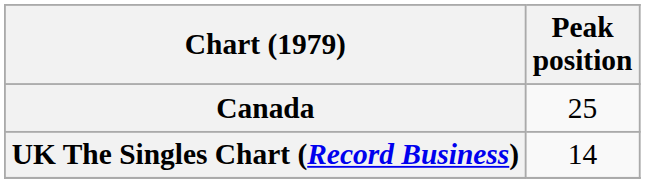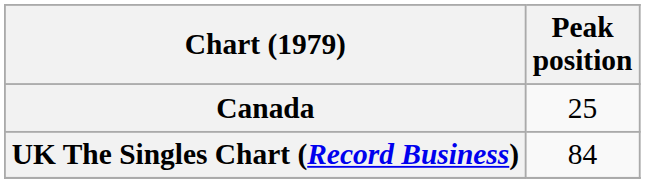(583, 154) 14 -> (583, 154) 84
